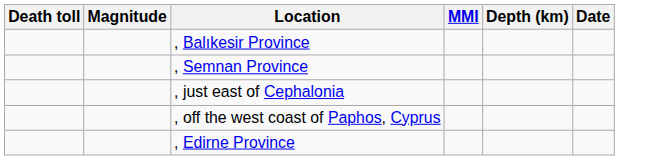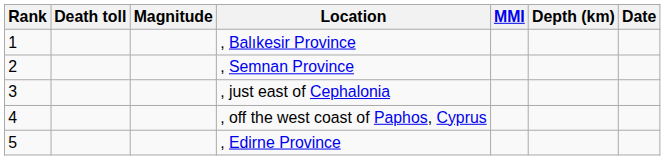+ column: (28, 17)
